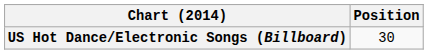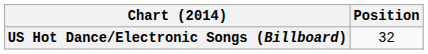(387, 38) 30 -> (387, 38) 32
